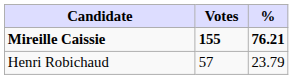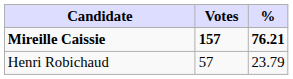(210, 39) 155 -> (210, 39) 157
